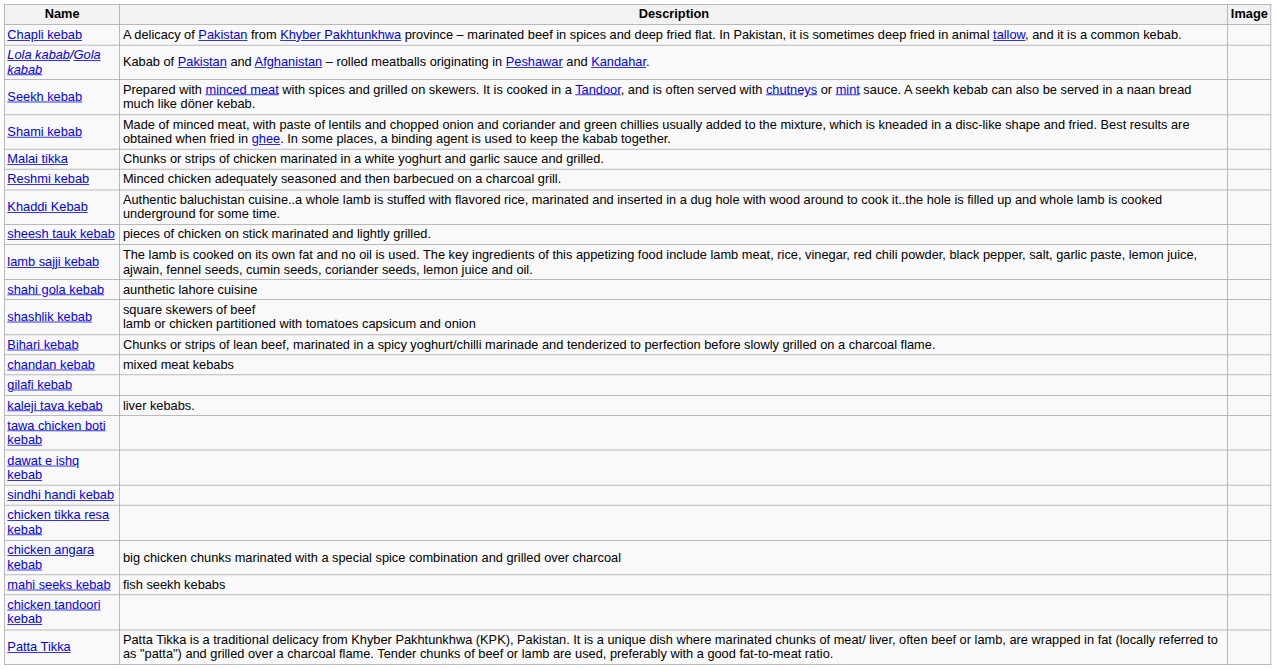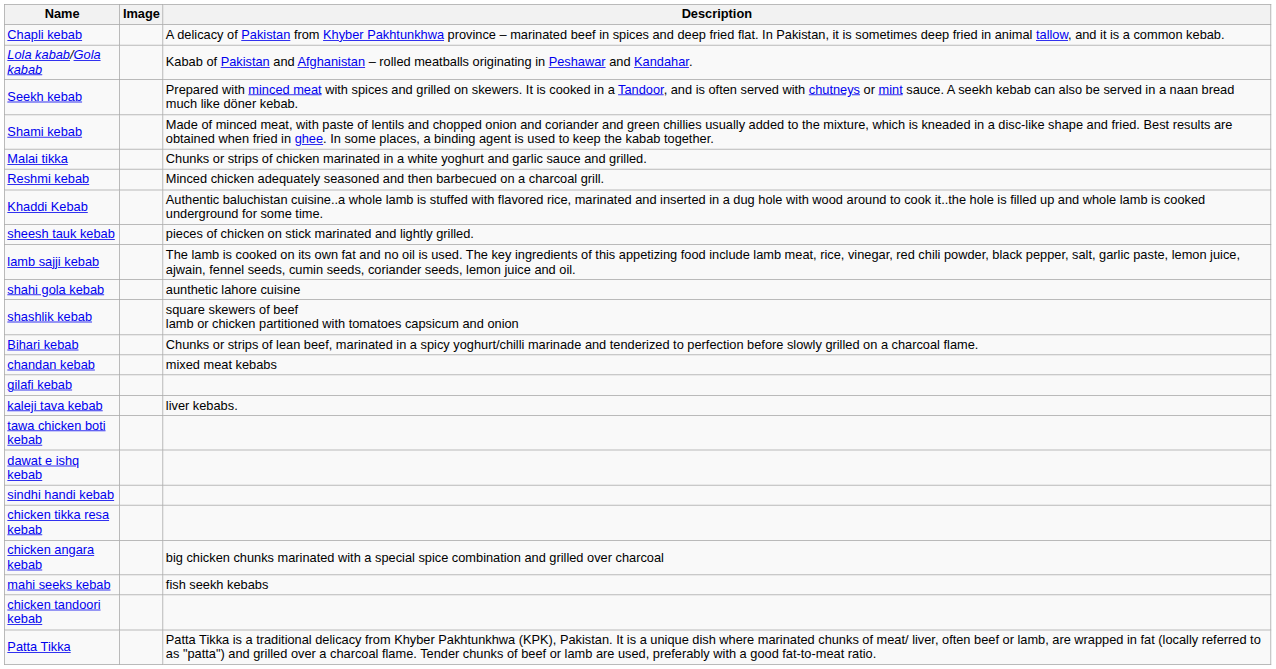columns swapped: (1249, 14) <-> (674, 14)
